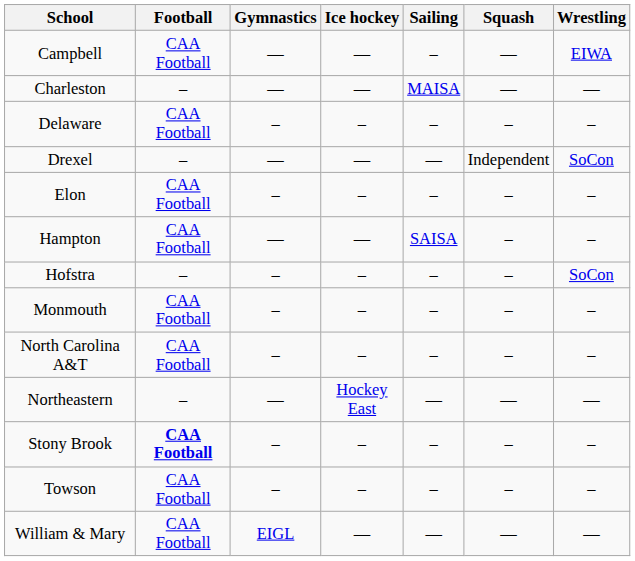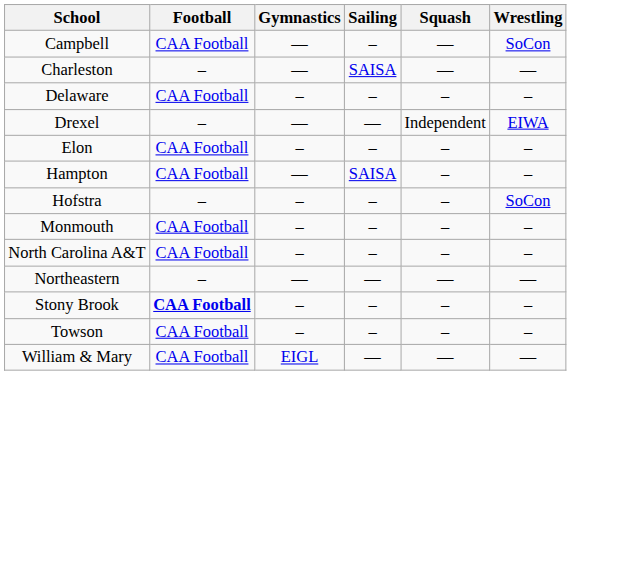- column: (362, 17)
(591, 52) EIWA -> (528, 43) SoCon
(434, 88) MAISA -> (373, 69) SAISA
(591, 159) SoCon -> (528, 122) EIWA
